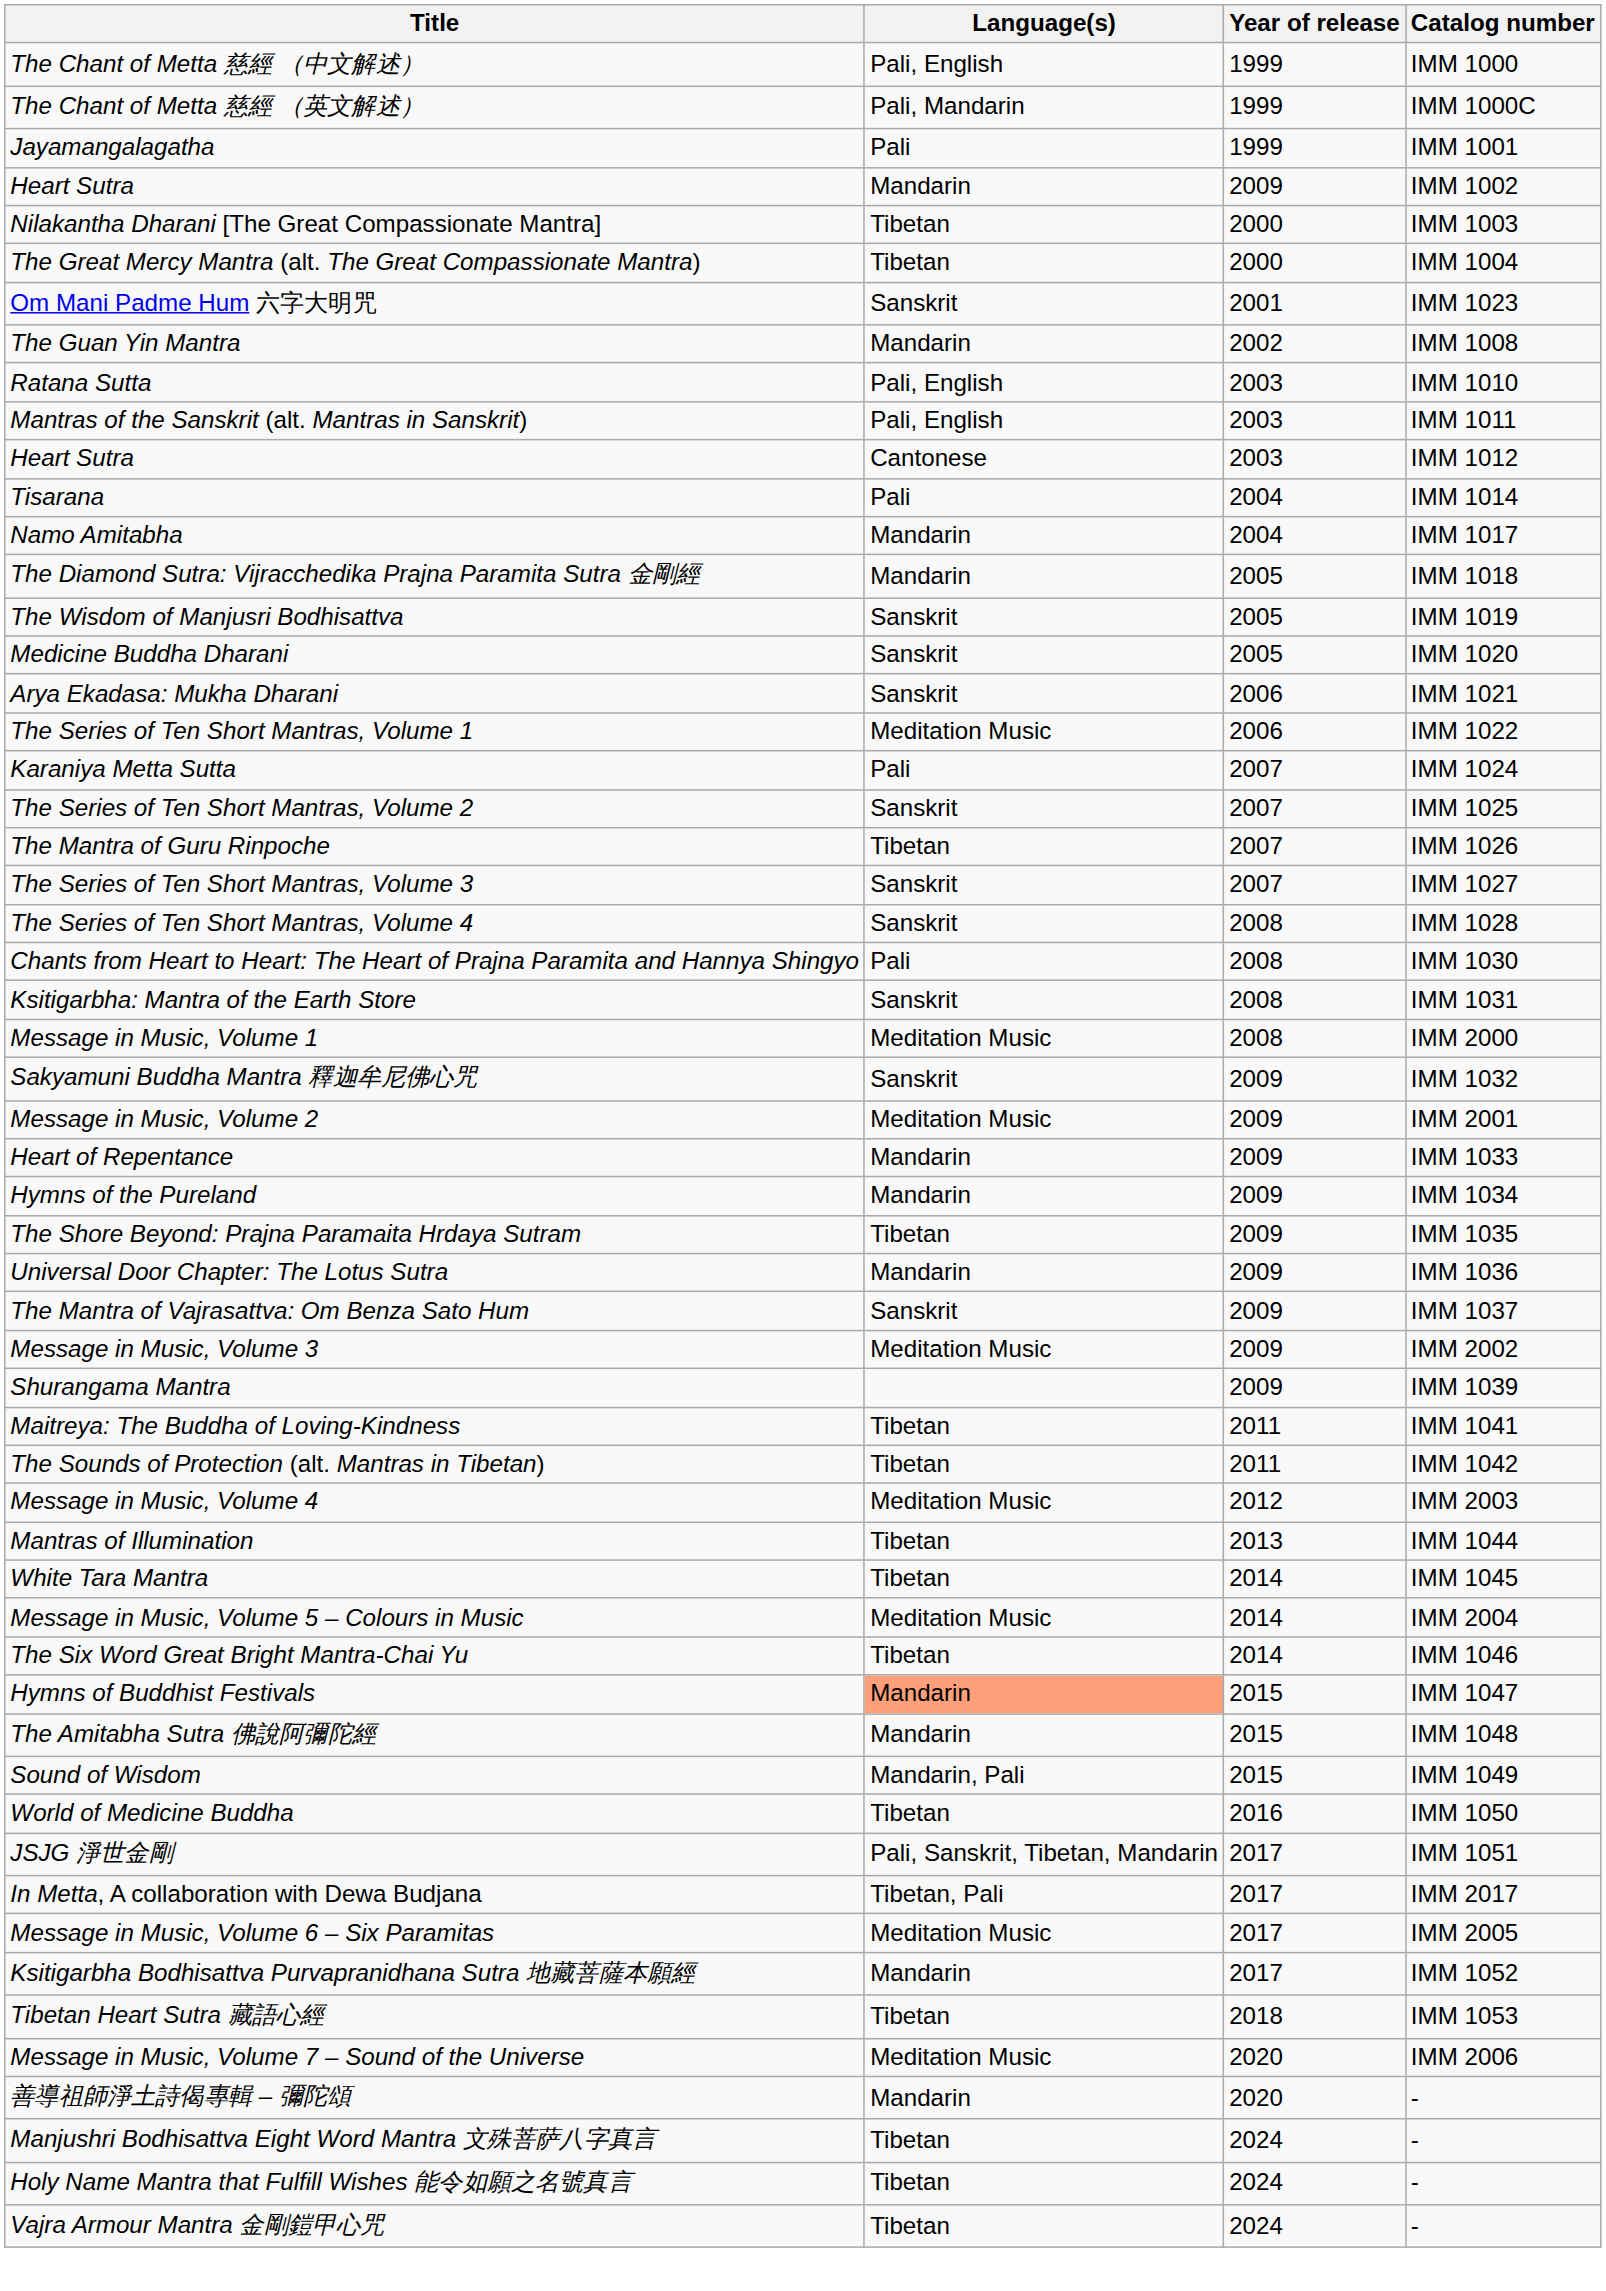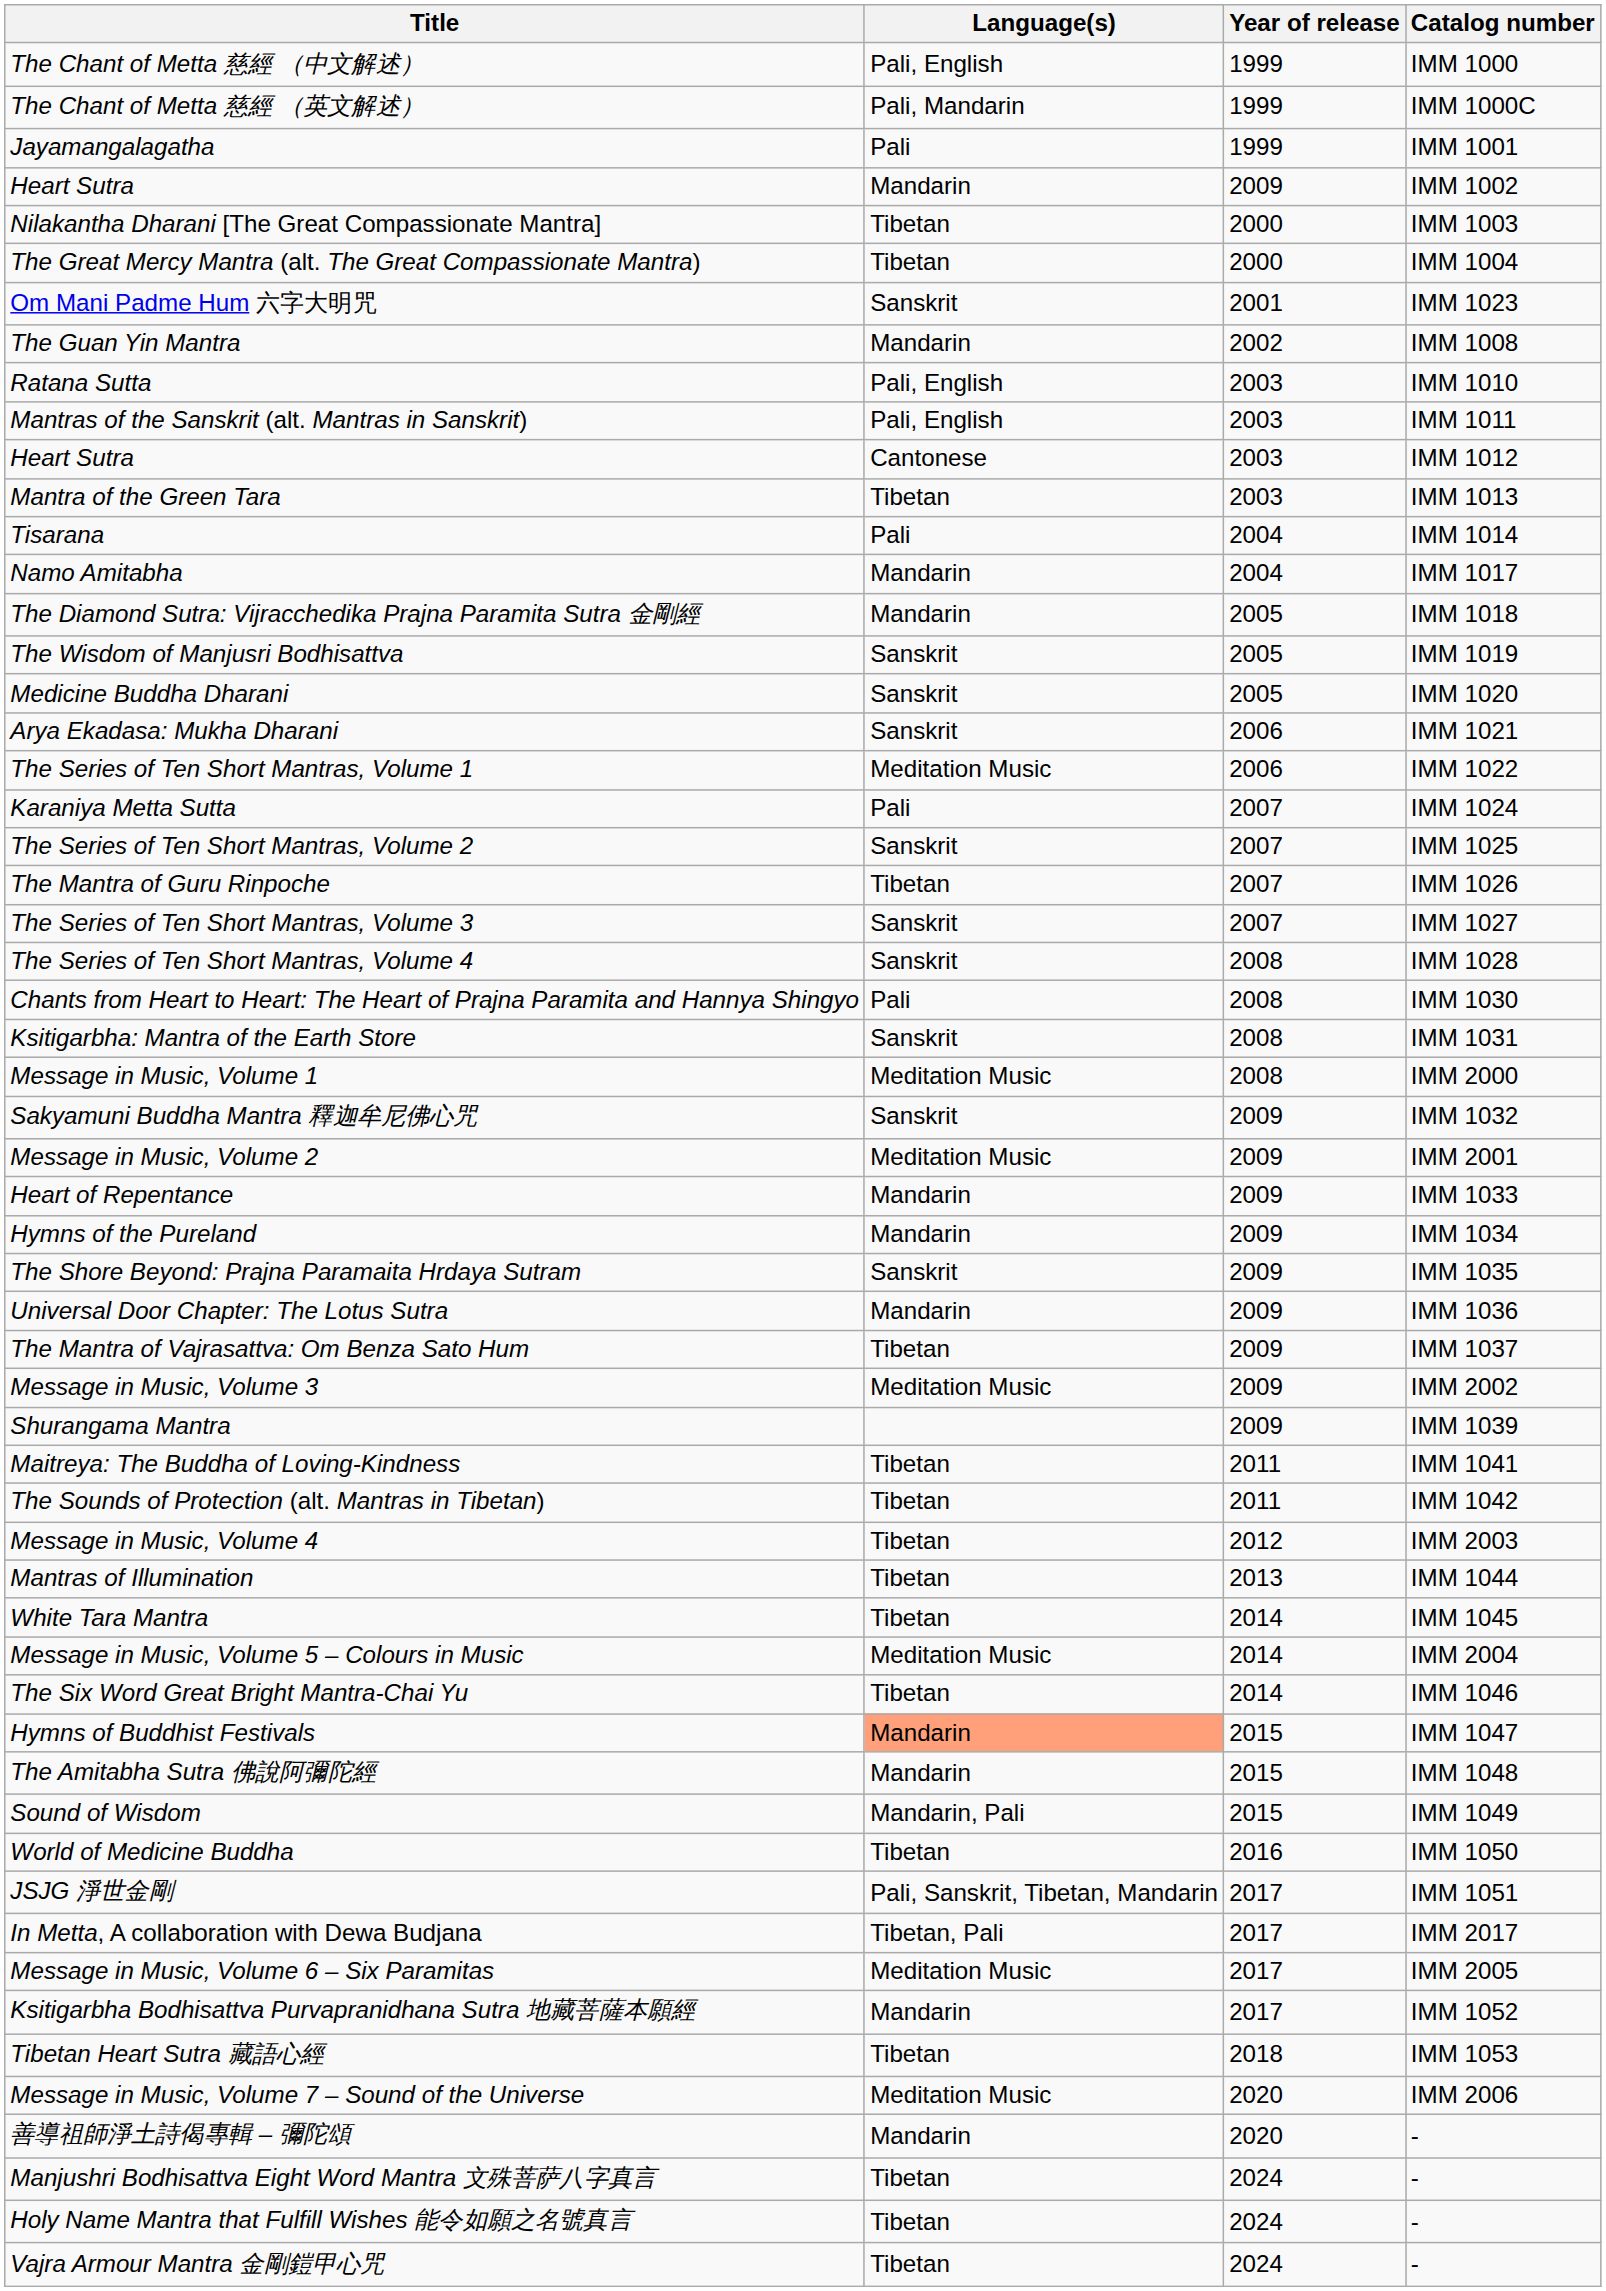+ row: (146, 497)
(910, 1234) Tibetan -> (914, 1272) Sanskrit
(914, 1310) Sanskrit -> (910, 1349) Tibetan
(961, 1502) Meditation Music -> (910, 1540) Tibetan
